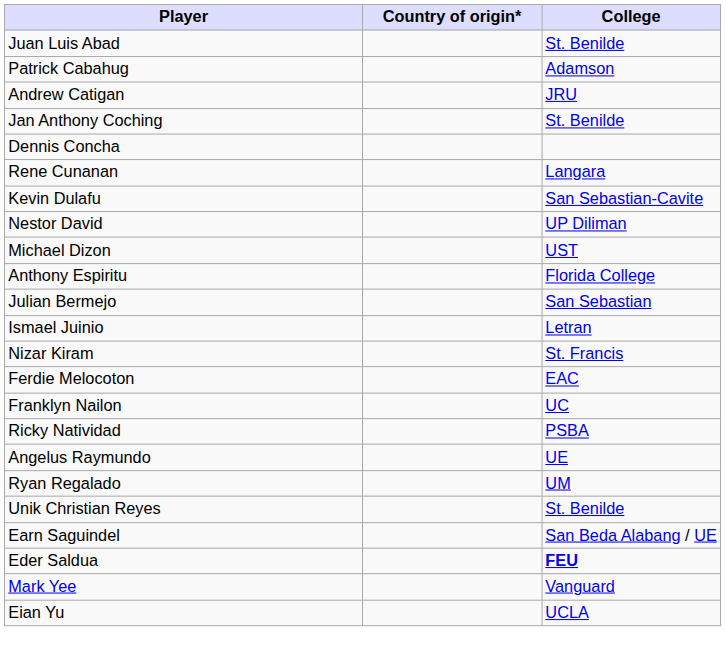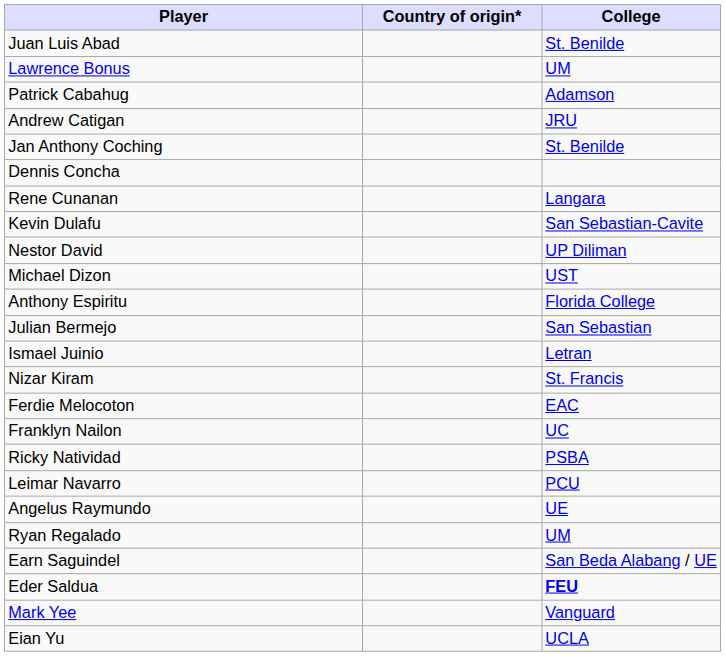+ row: (69, 69)
+ row: (65, 483)
- row: (84, 509)
